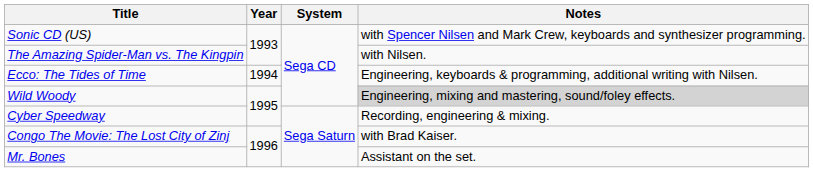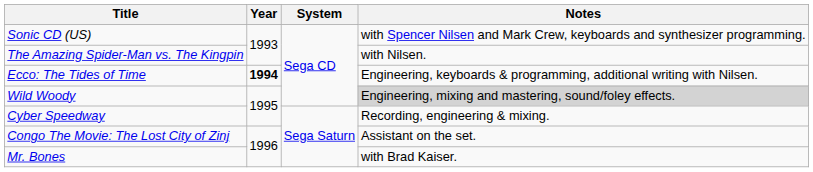(264, 75) normal -> (264, 75) bold
(409, 136) with Brad Kaiser. -> (419, 136) Assistant on the set.
(419, 156) Assistant on the set. -> (409, 156) with Brad Kaiser.
